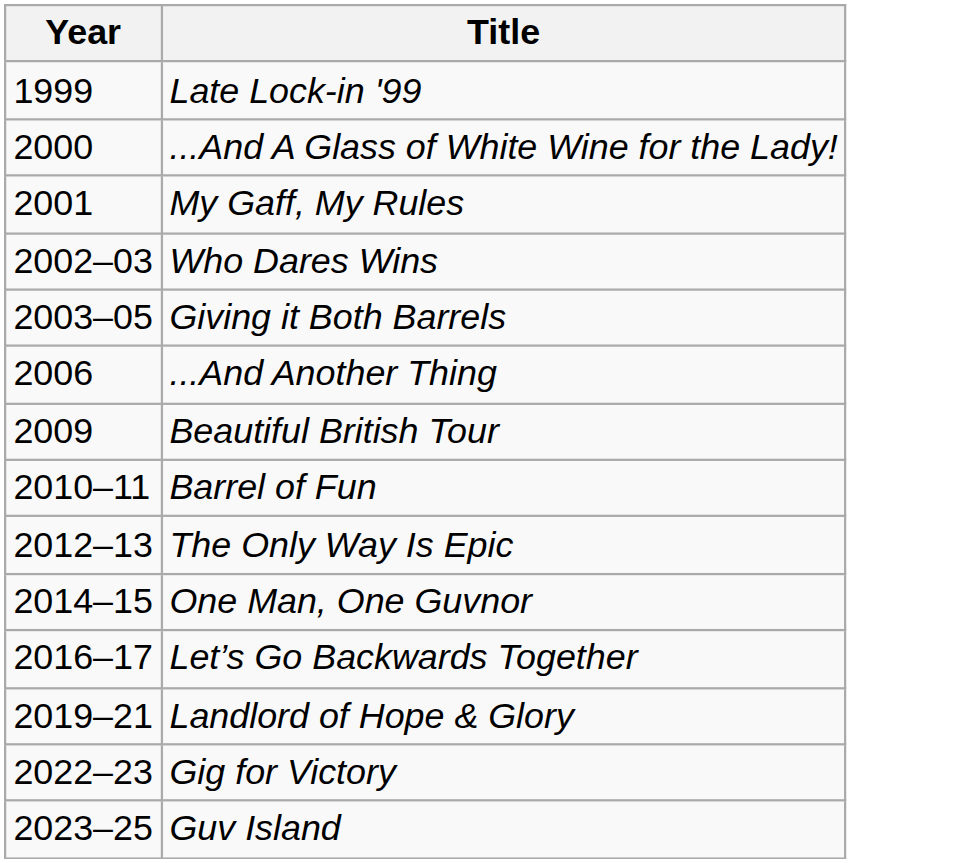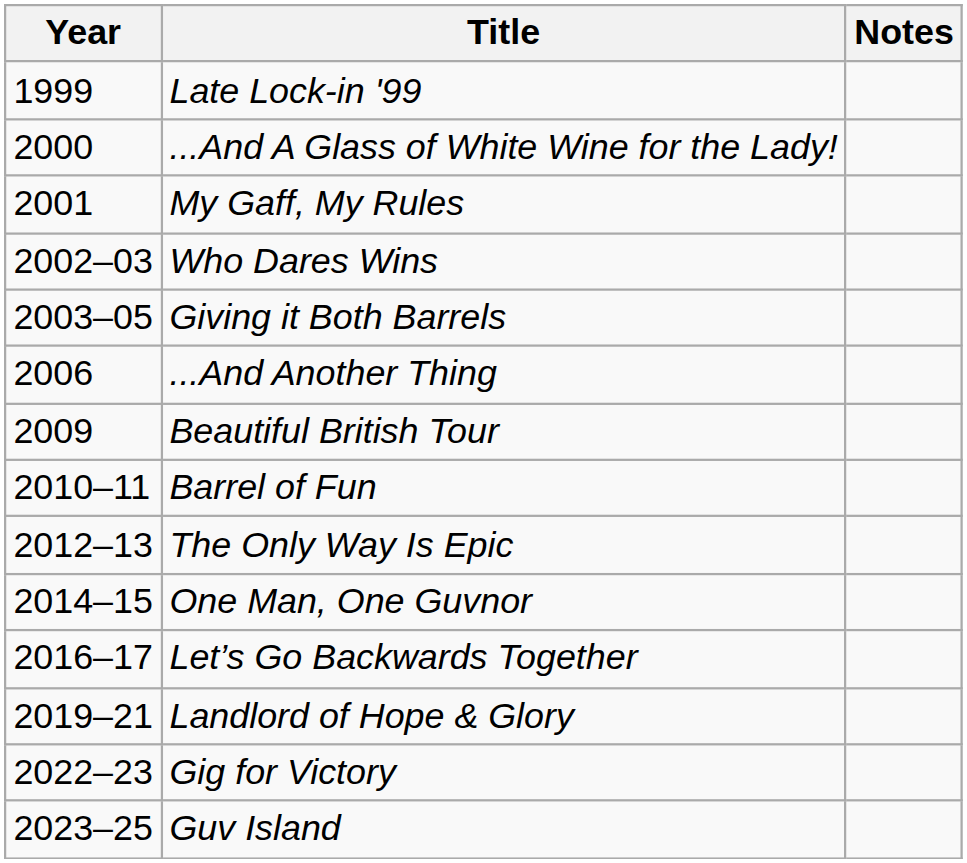+ column: (904, 32)
